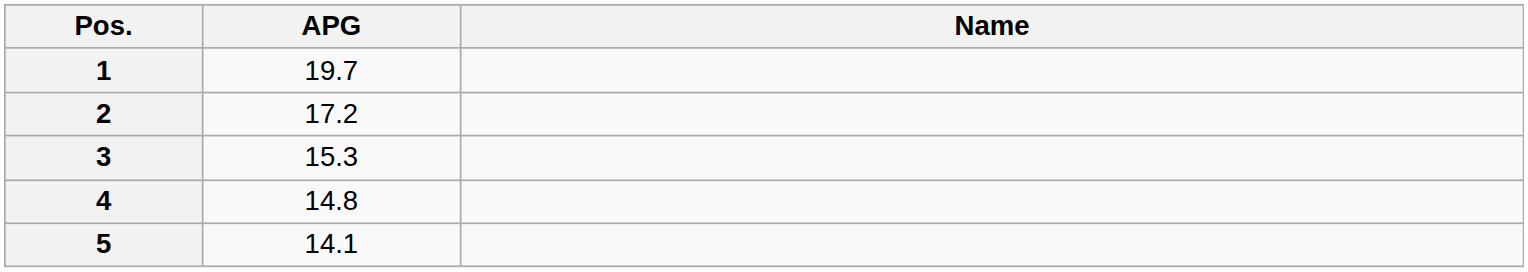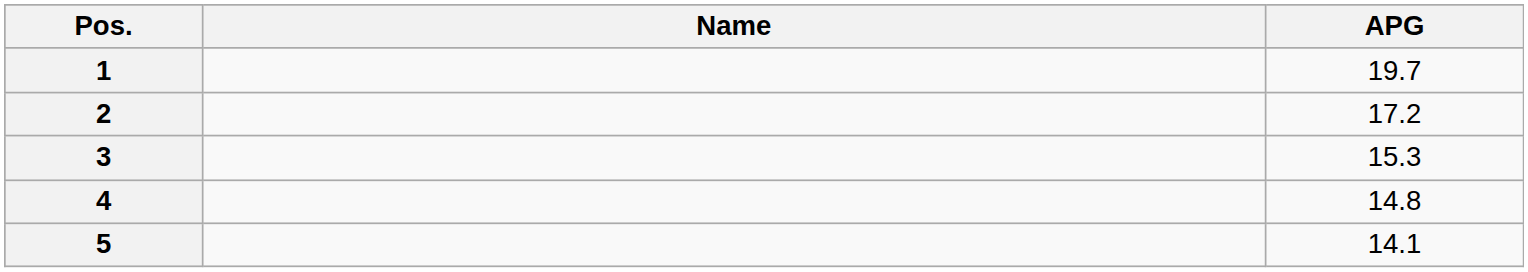columns swapped: (992, 26) <-> (331, 26)
